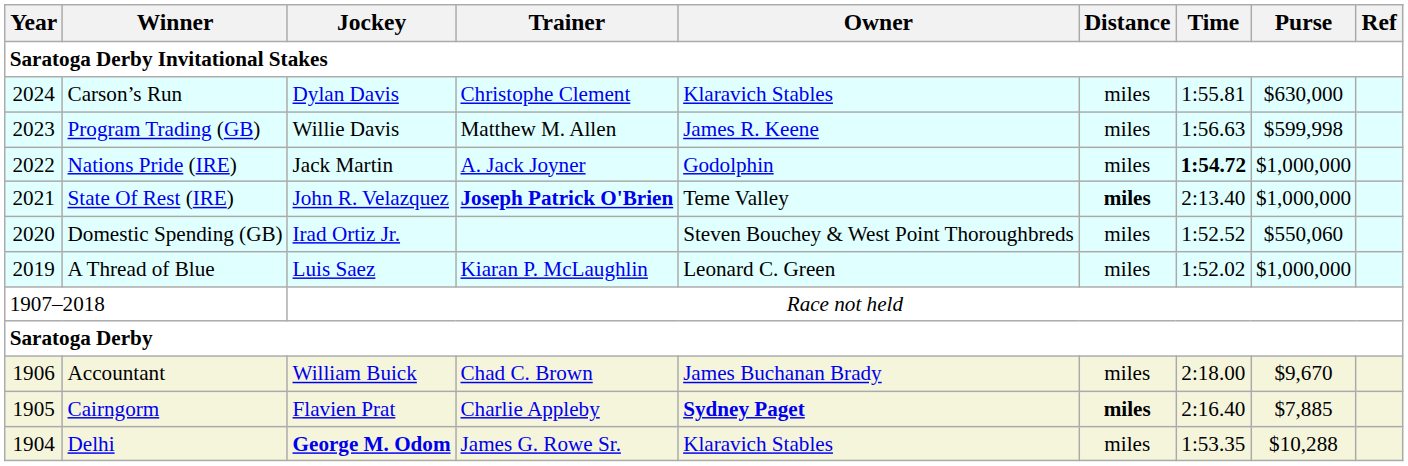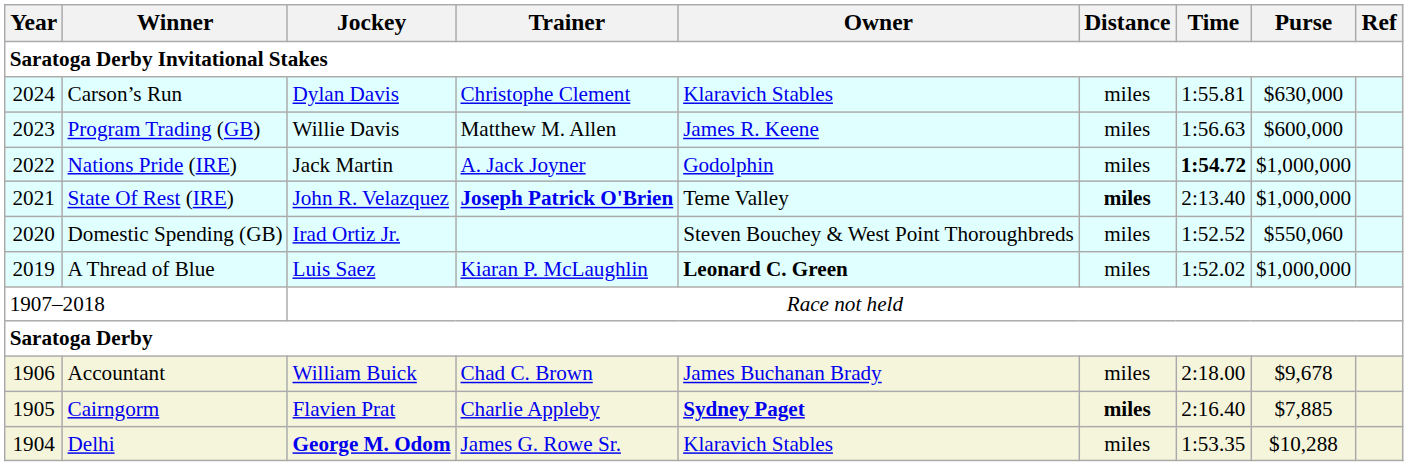(1303, 129) $599,998 -> (1303, 129) $600,000
(759, 268) normal -> (766, 268) bold
(1303, 373) $9,670 -> (1303, 373) $9,678
